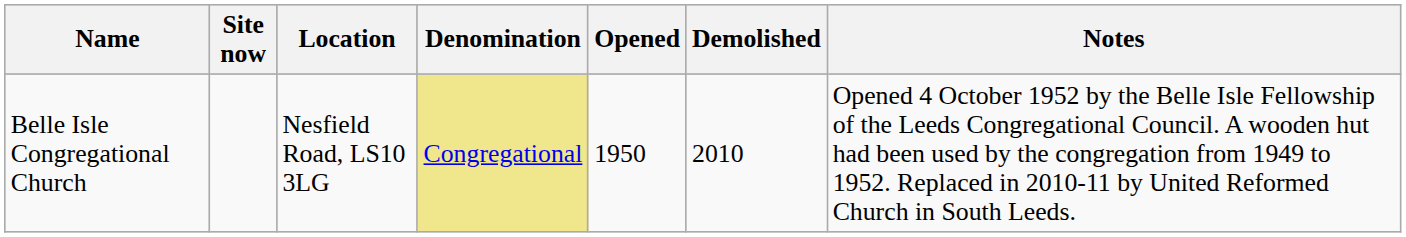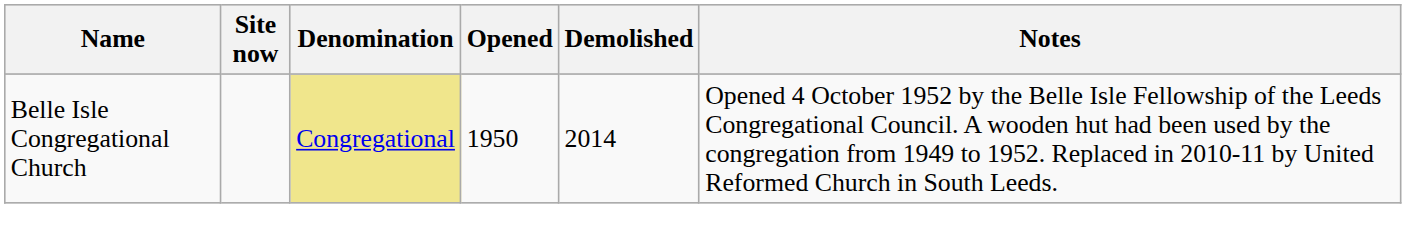- column: (347, 39)
(718, 152) 2010 -> (590, 138) 2014
